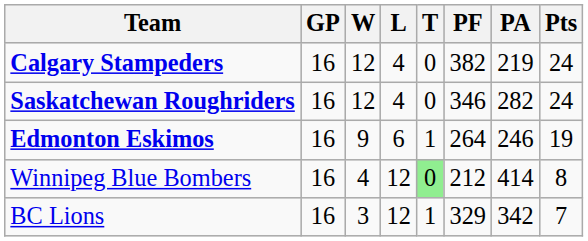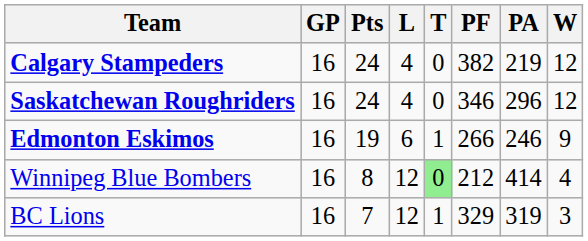columns swapped: (363, 23) <-> (561, 23)
(515, 100) 282 -> (524, 100) 296
(468, 139) 264 -> (476, 139) 266
(515, 216) 342 -> (524, 216) 319
